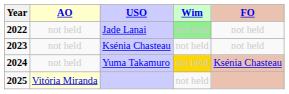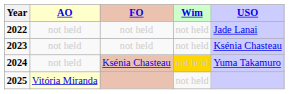columns swapped: (248, 13) <-> (136, 13)
(192, 30) lightgreen background -> (192, 30) no background
